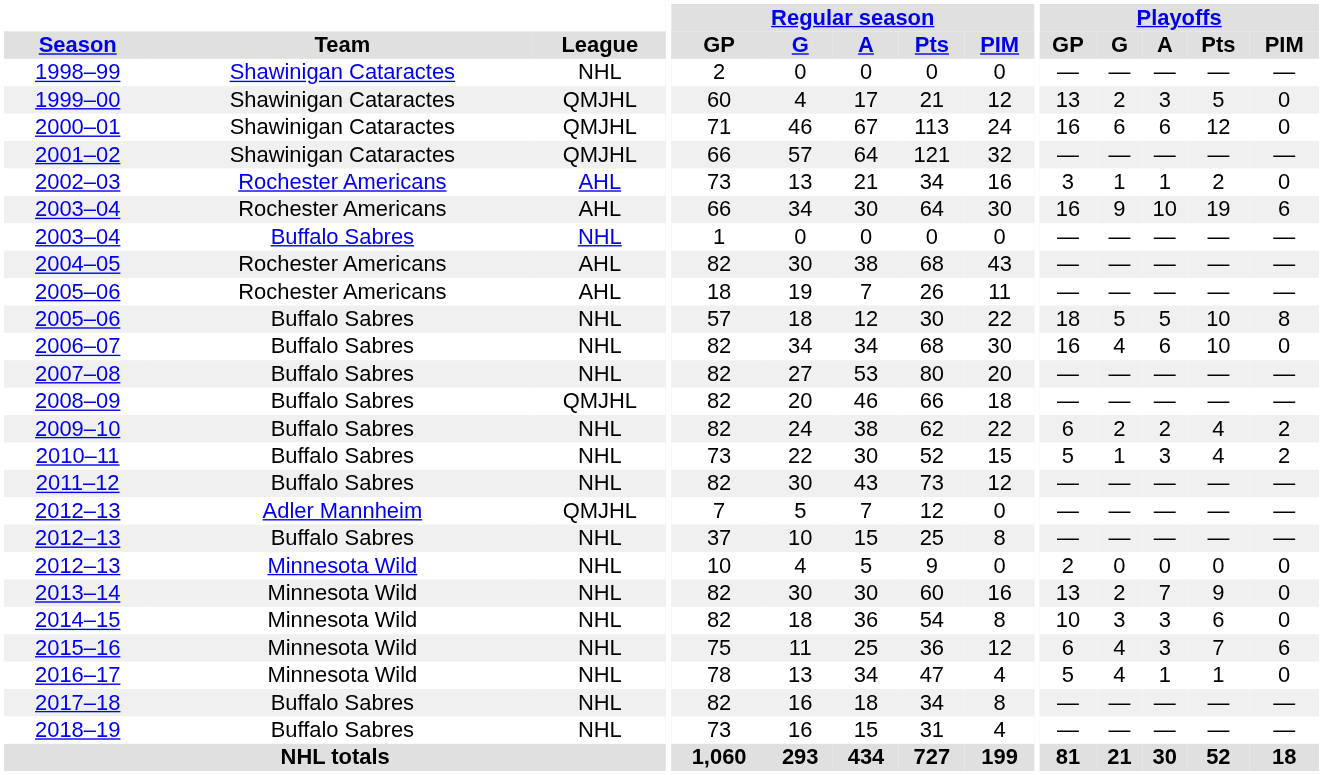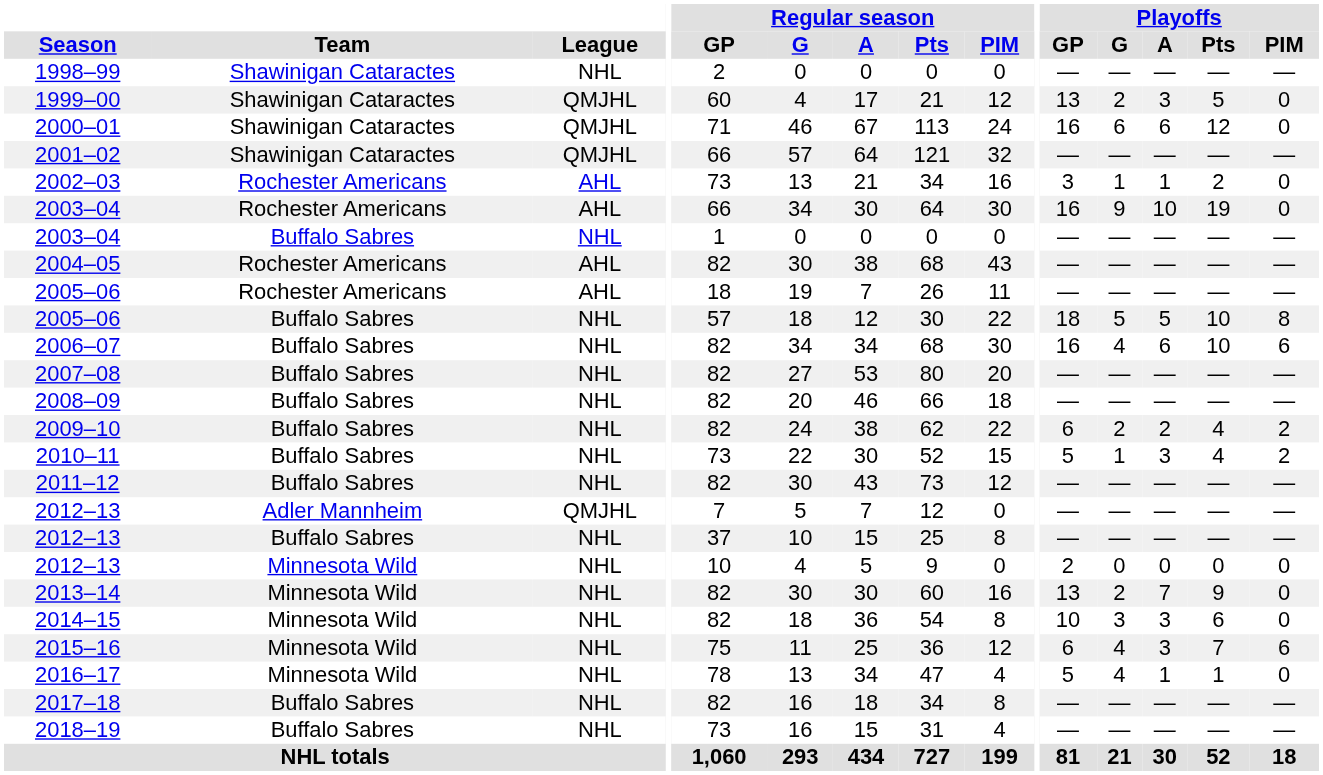(1284, 209) 6 -> (1284, 209) 0
(1284, 346) 0 -> (1284, 346) 6
(600, 401) QMJHL -> (600, 401) NHL
